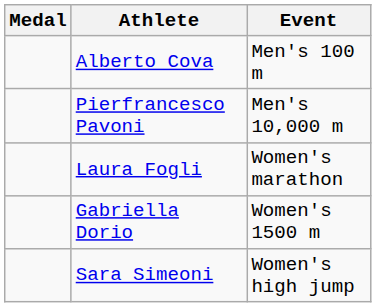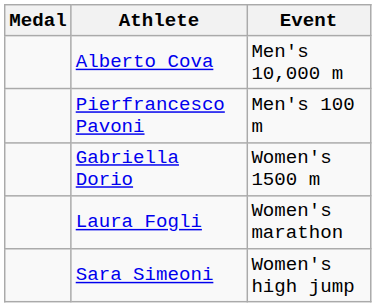(303, 62) Men's 100 m -> (297, 62) Men's 10,000 m
(297, 116) Men's 10,000 m -> (303, 116) Men's 100 m
rows swapped: (139, 169) <-> (127, 222)
